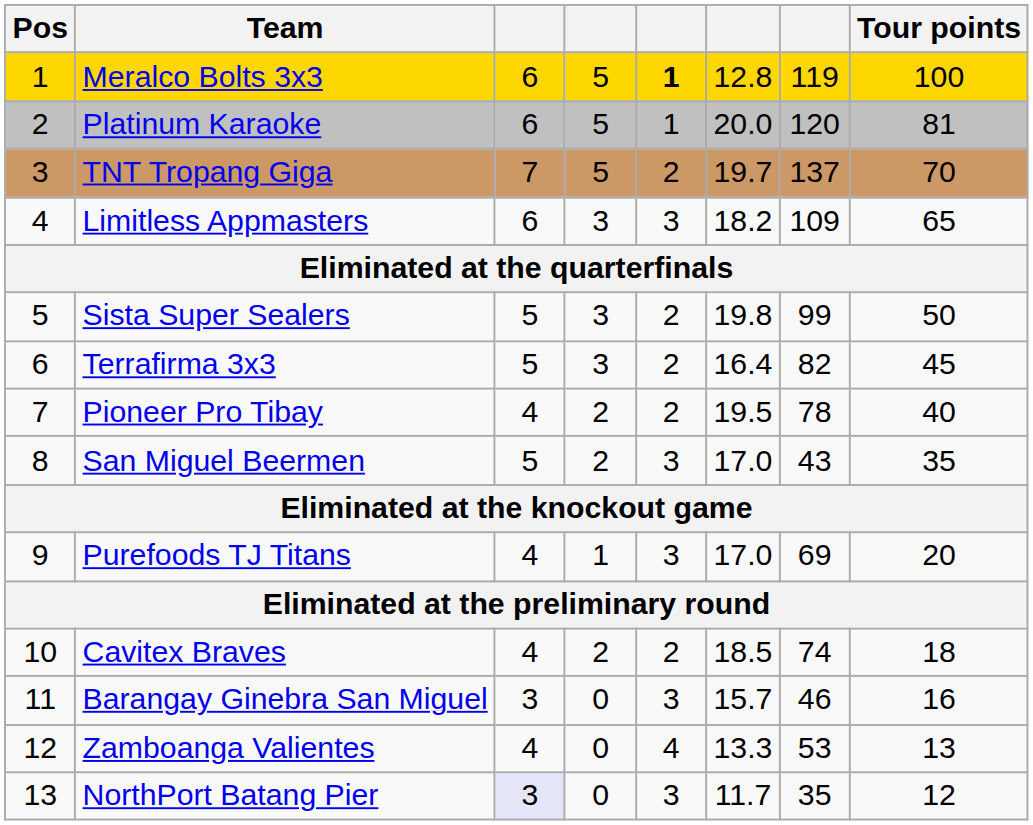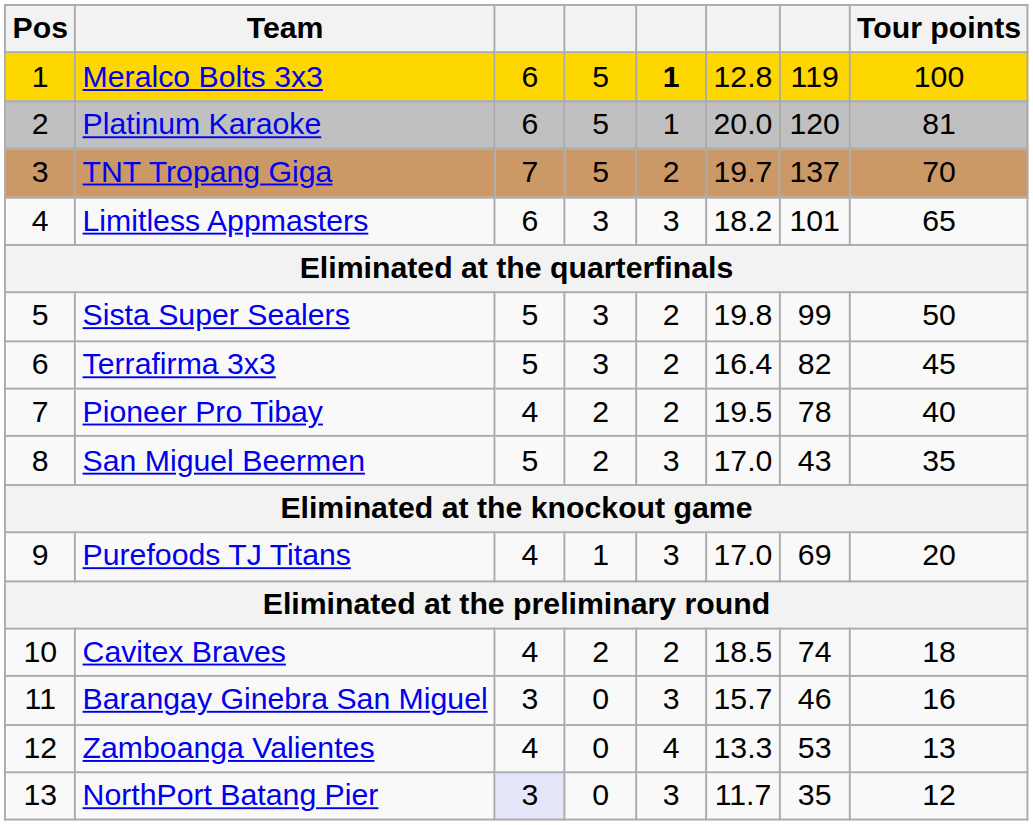(815, 220) 109 -> (815, 220) 101
